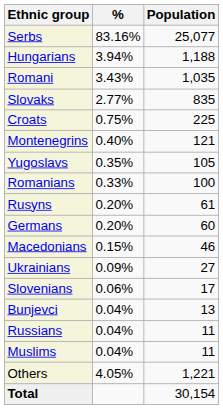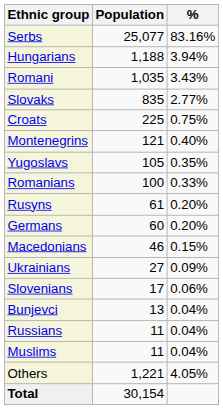columns swapped: (181, 15) <-> (118, 15)
